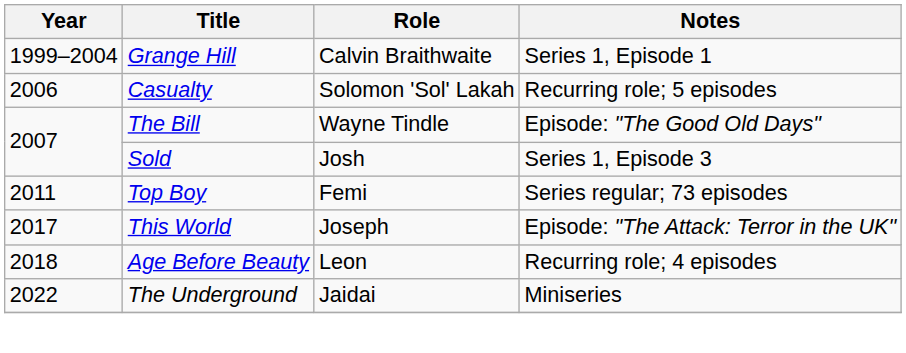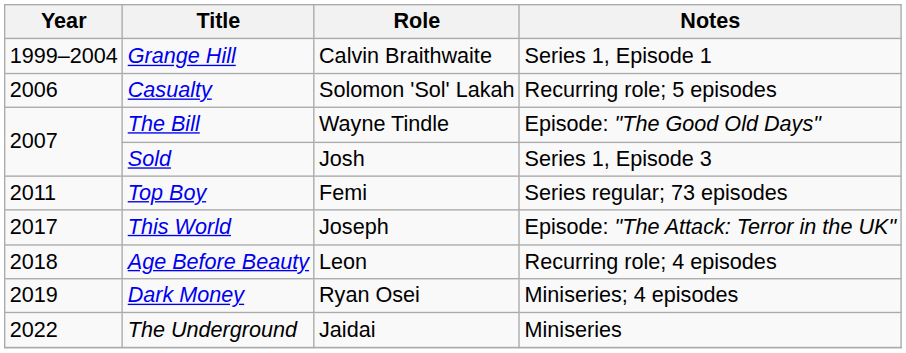+ row: (186, 295)
